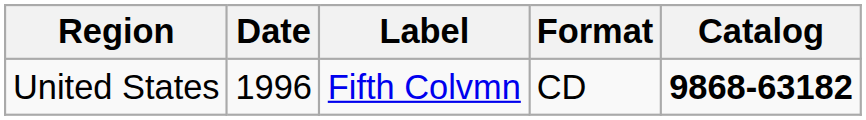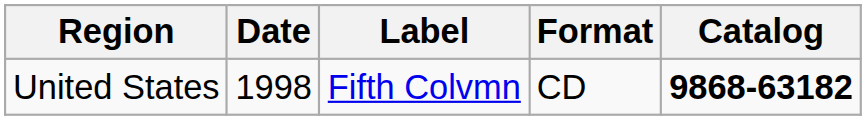(274, 86) 1996 -> (274, 86) 1998
